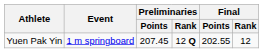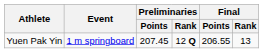(216, 41) 202.55 -> (216, 41) 206.55
(245, 41) 12 -> (245, 41) 13
